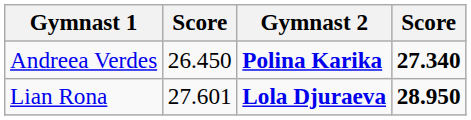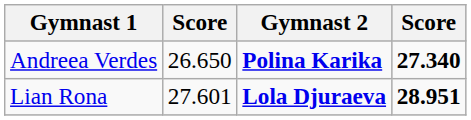(200, 59) 26.450 -> (200, 59) 26.650
(429, 96) 28.950 -> (429, 96) 28.951
